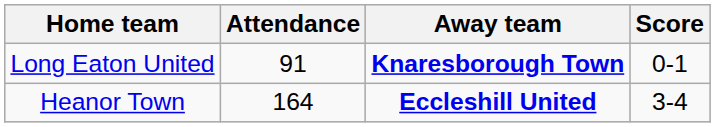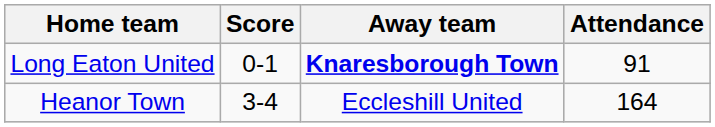columns swapped: (670, 24) <-> (293, 24)
(498, 102) bold -> (432, 102) normal
